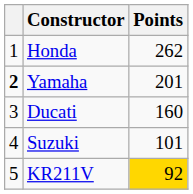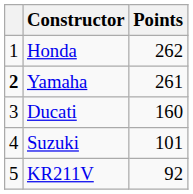(169, 81) 201 -> (169, 81) 261
(174, 174) gold background -> (174, 174) no background
